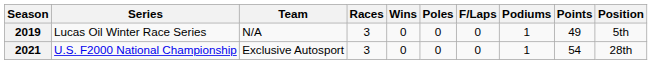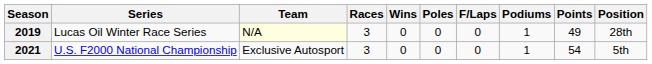(252, 32) no background -> (252, 32) lightyellow background
(621, 32) 5th -> (621, 32) 28th
(621, 51) 28th -> (621, 51) 5th
